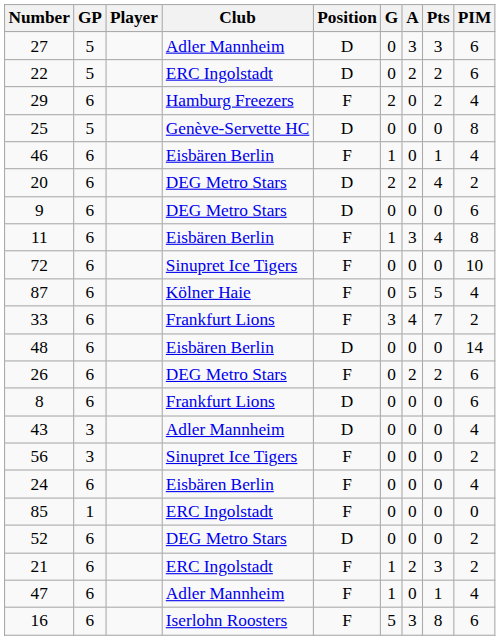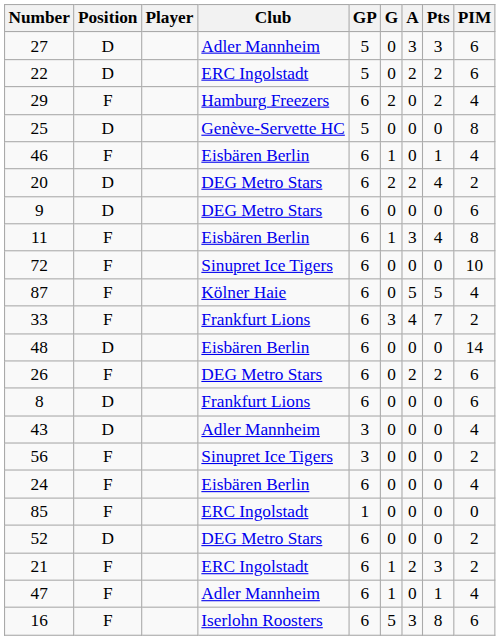columns swapped: (347, 18) <-> (90, 18)
